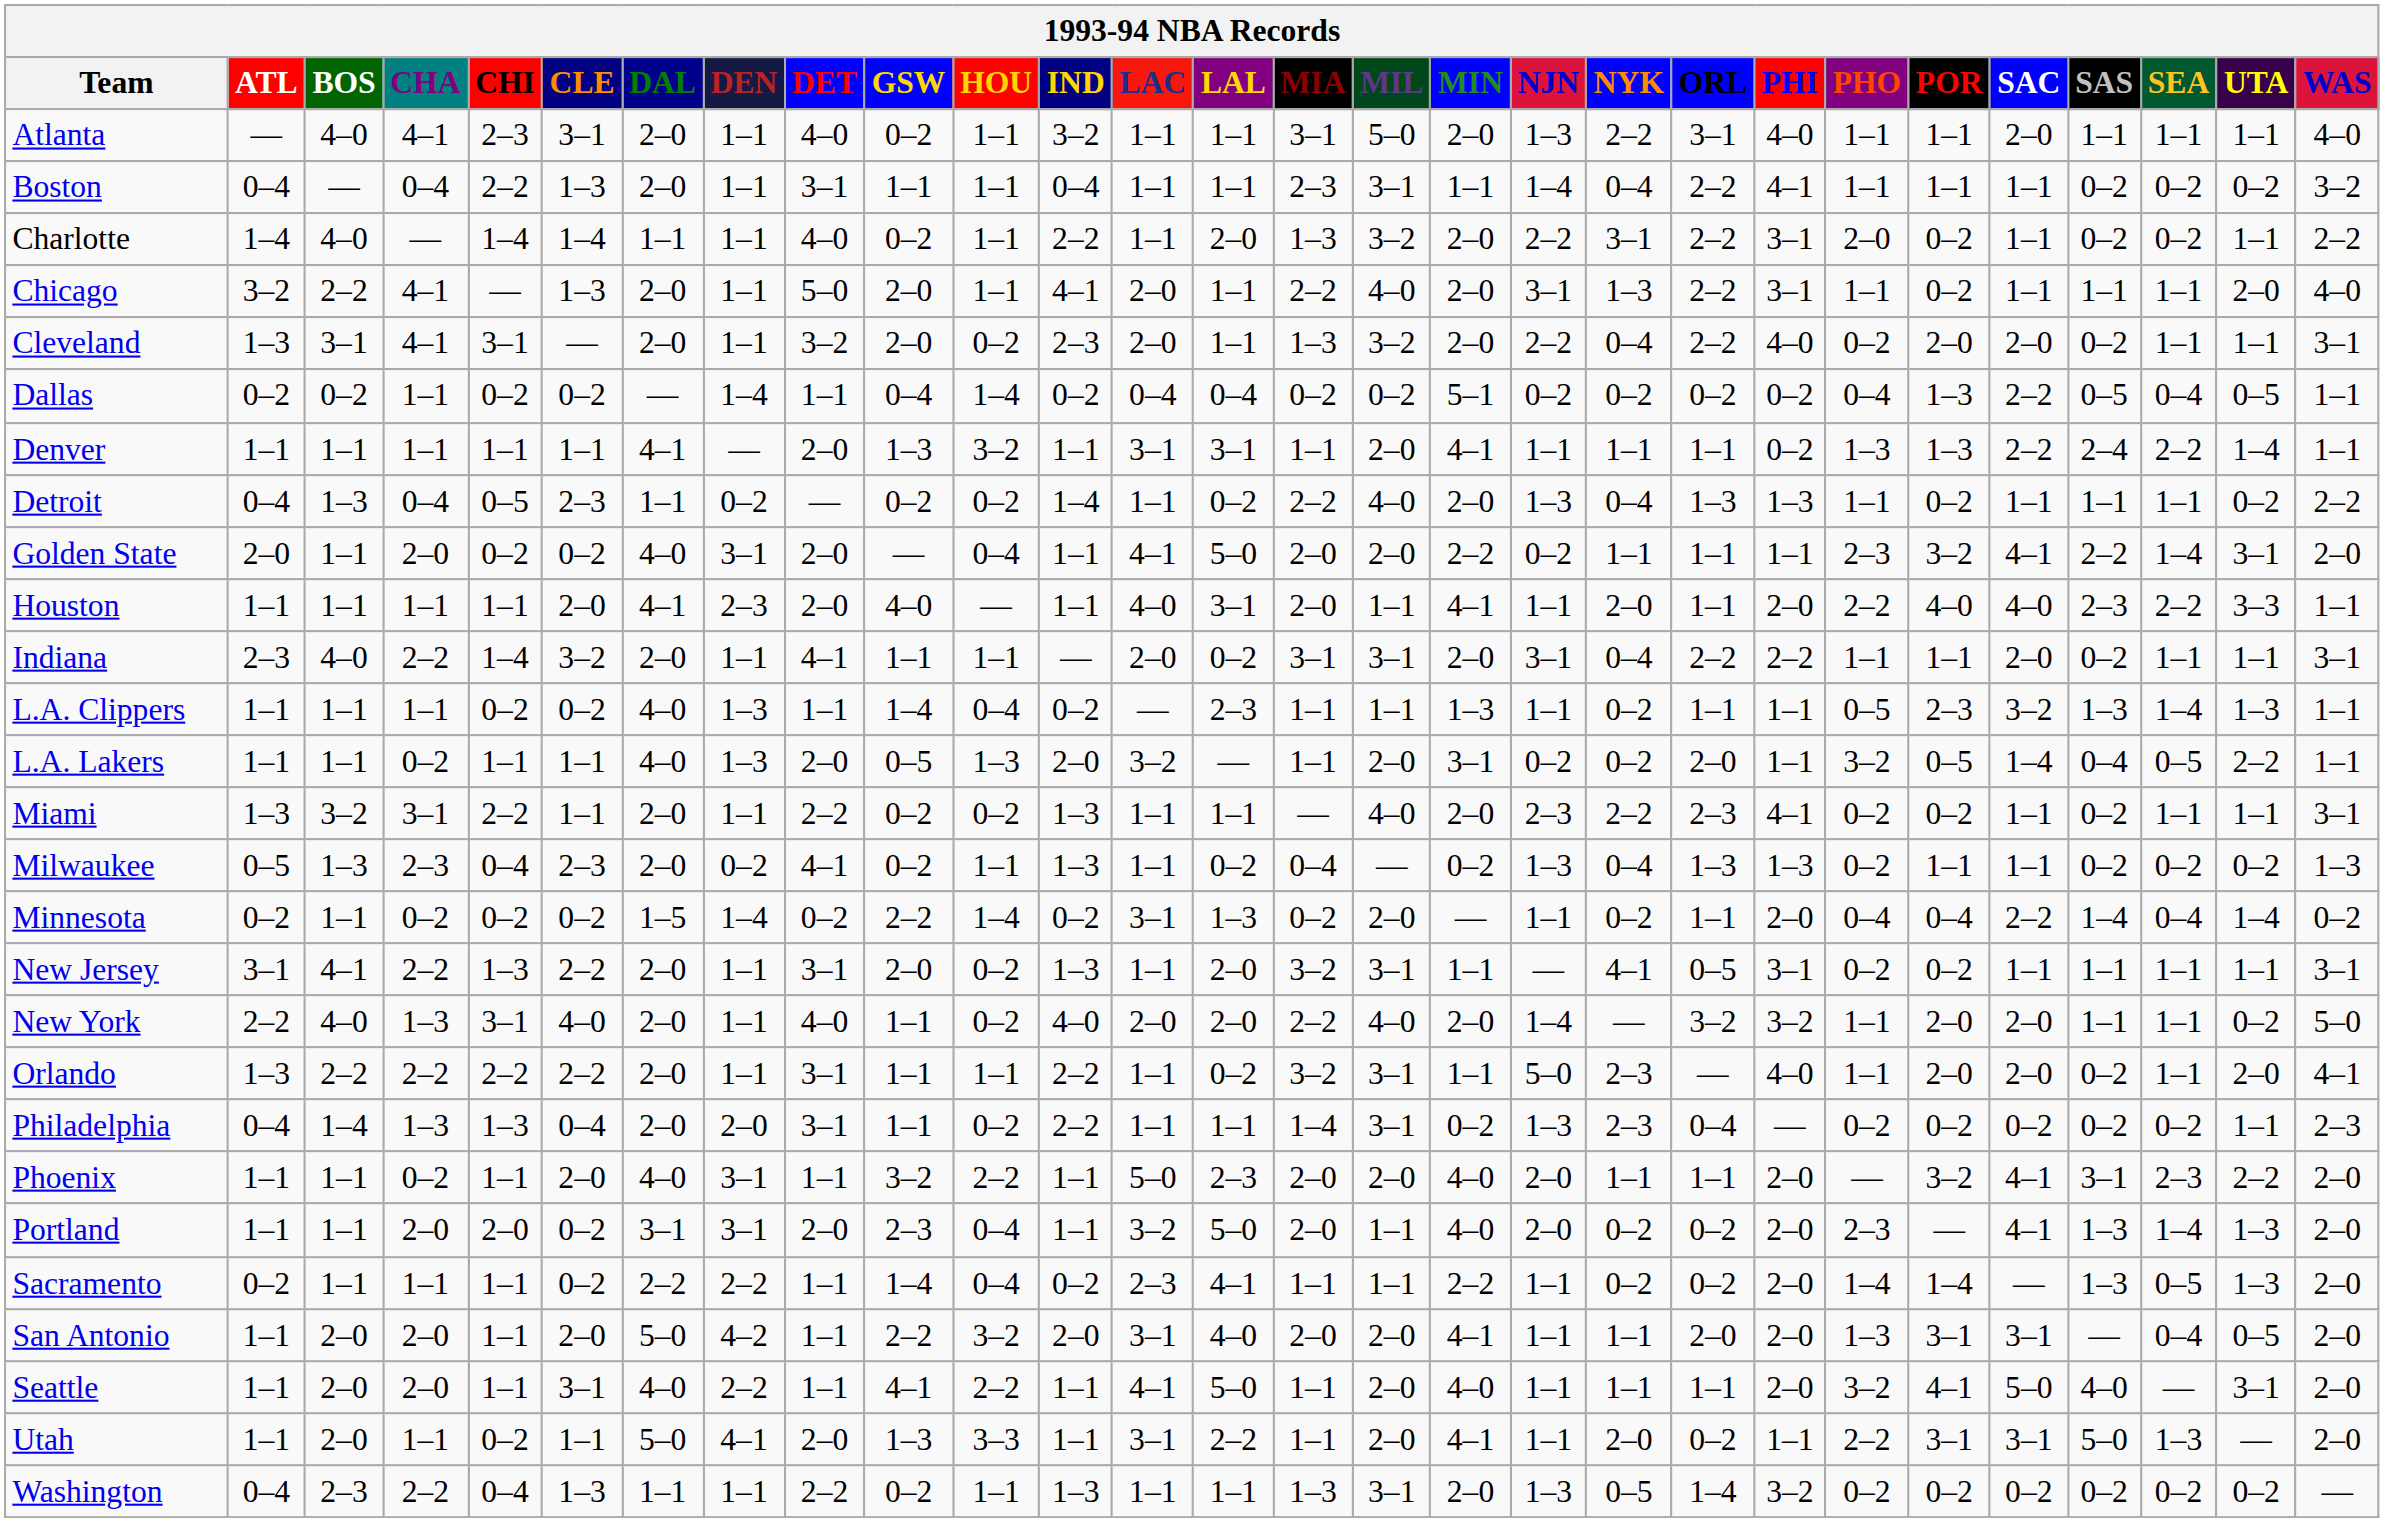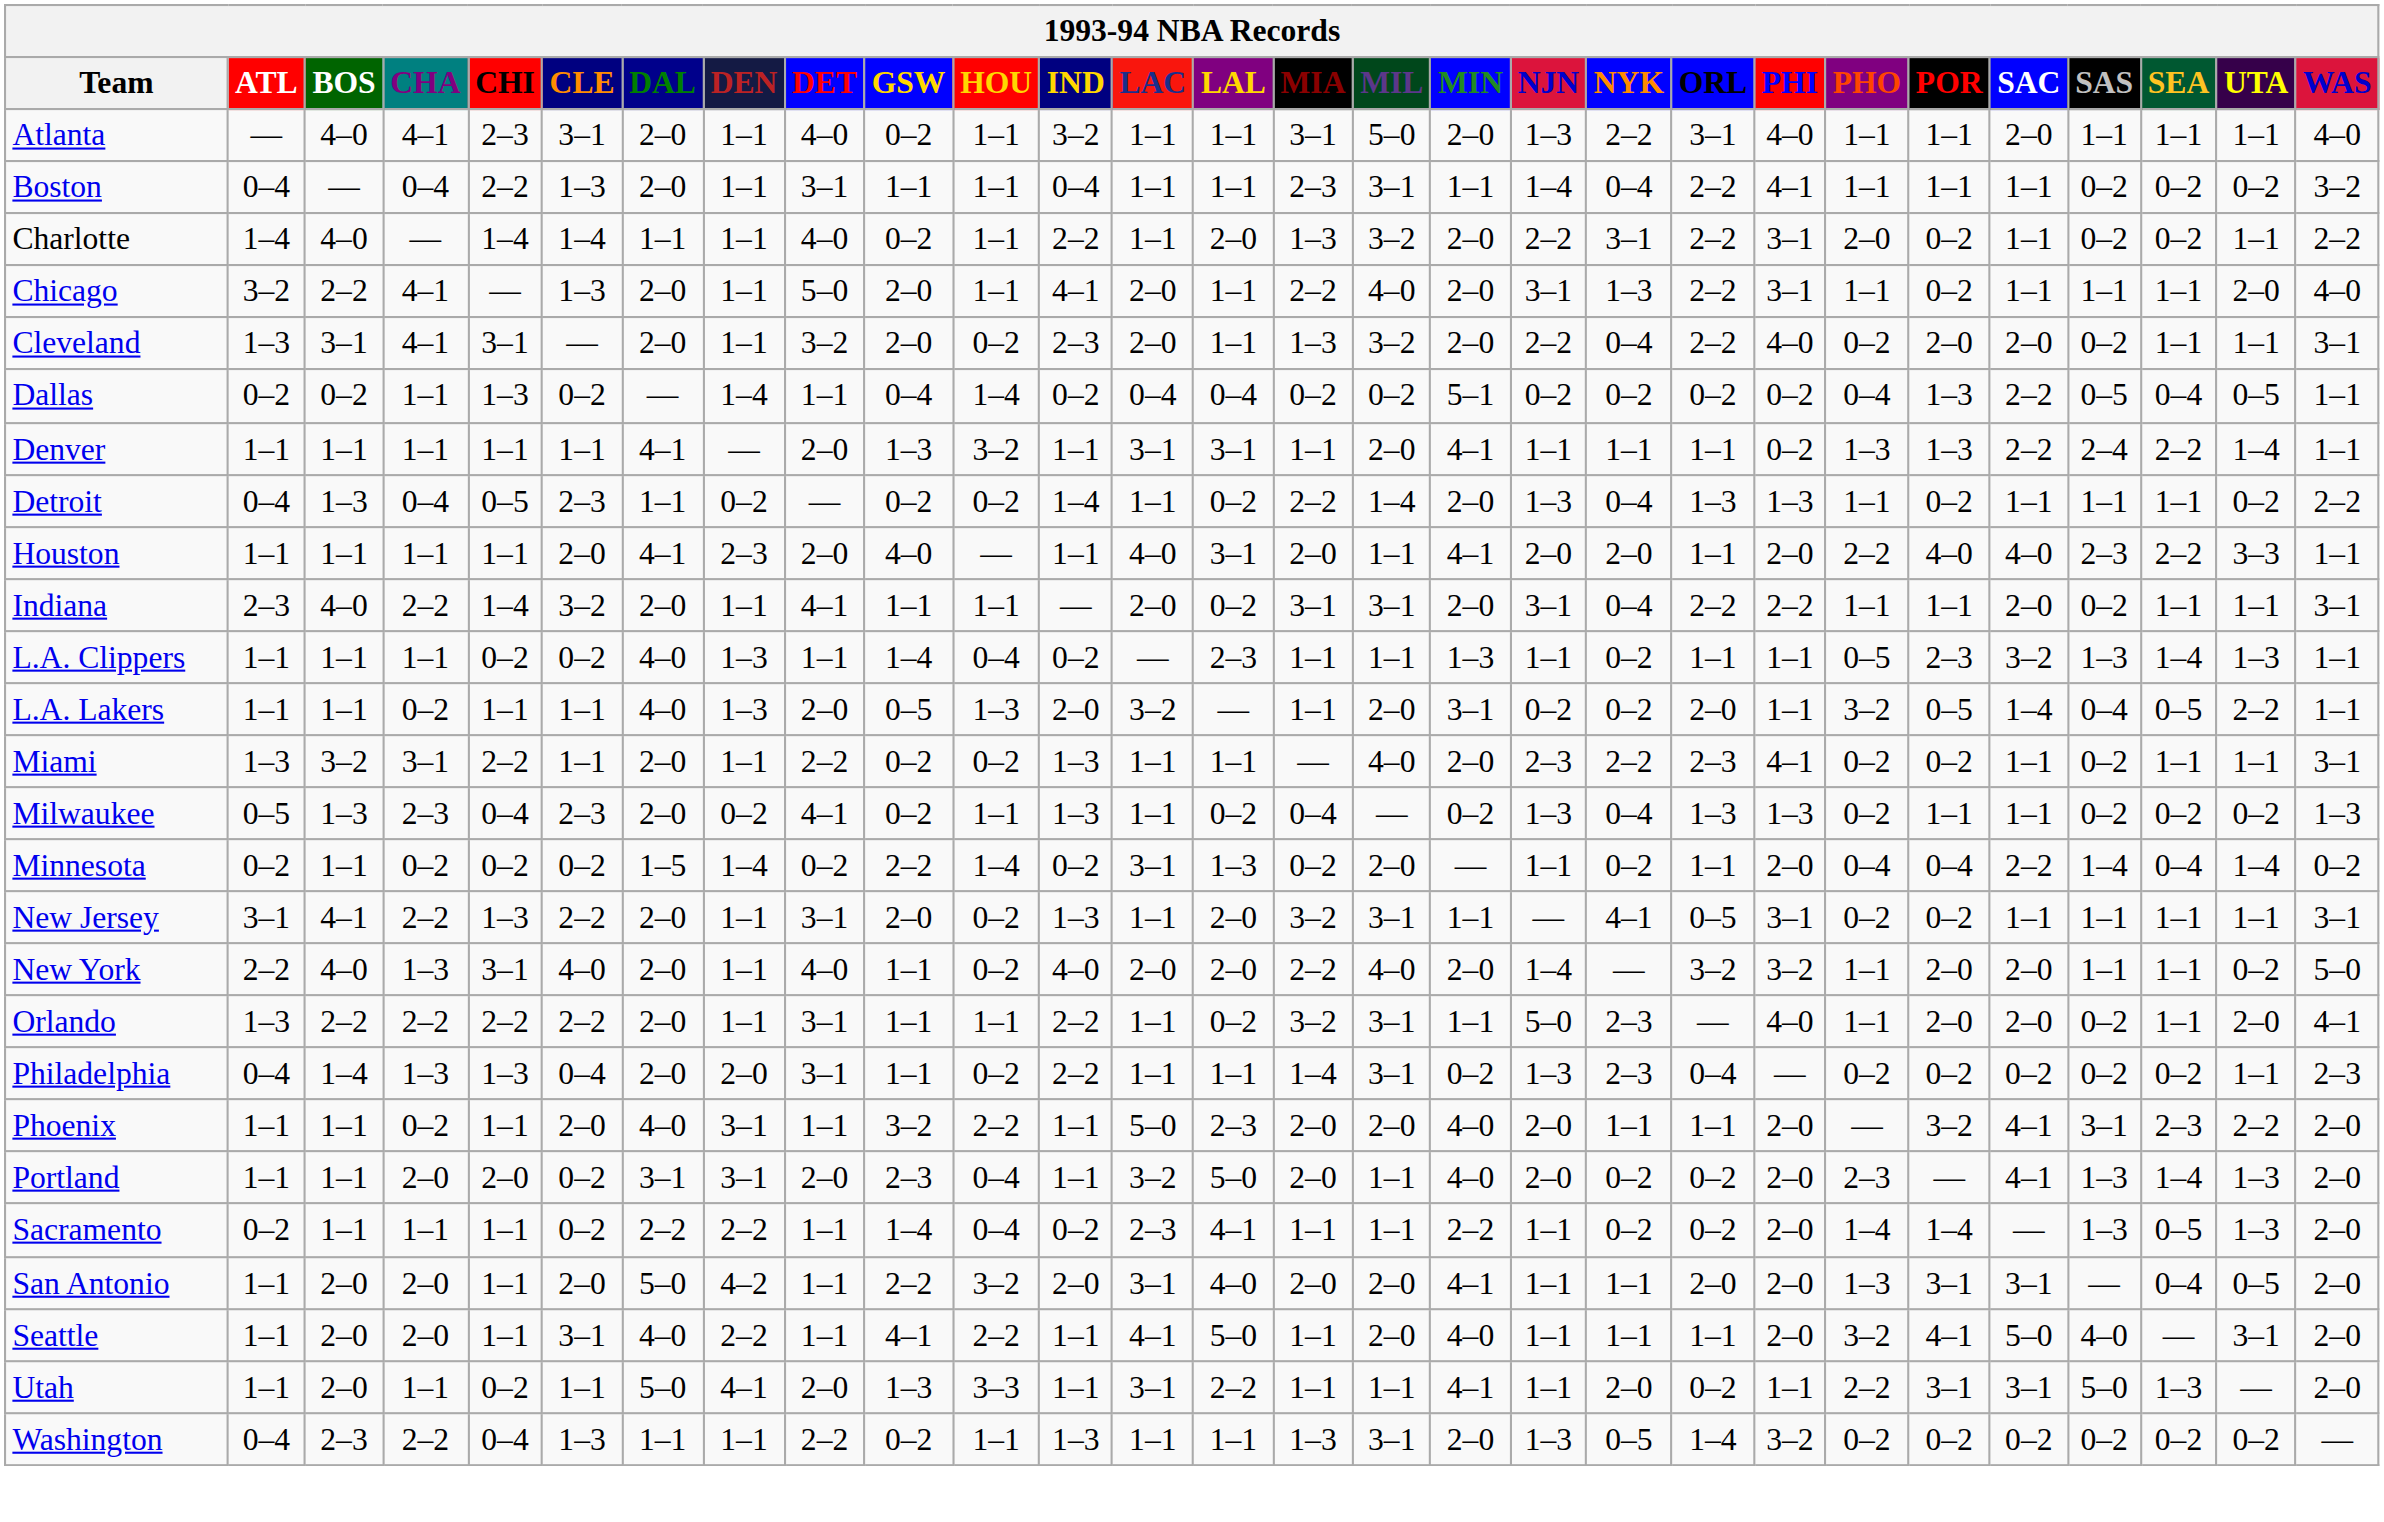(505, 395) 0–2 -> (505, 395) 1–3
(1392, 499) 4–0 -> (1392, 499) 1–4
- row: (94, 552)
(1548, 604) 1–1 -> (1548, 552) 2–0
(1392, 1438) 2–0 -> (1392, 1386) 1–1
